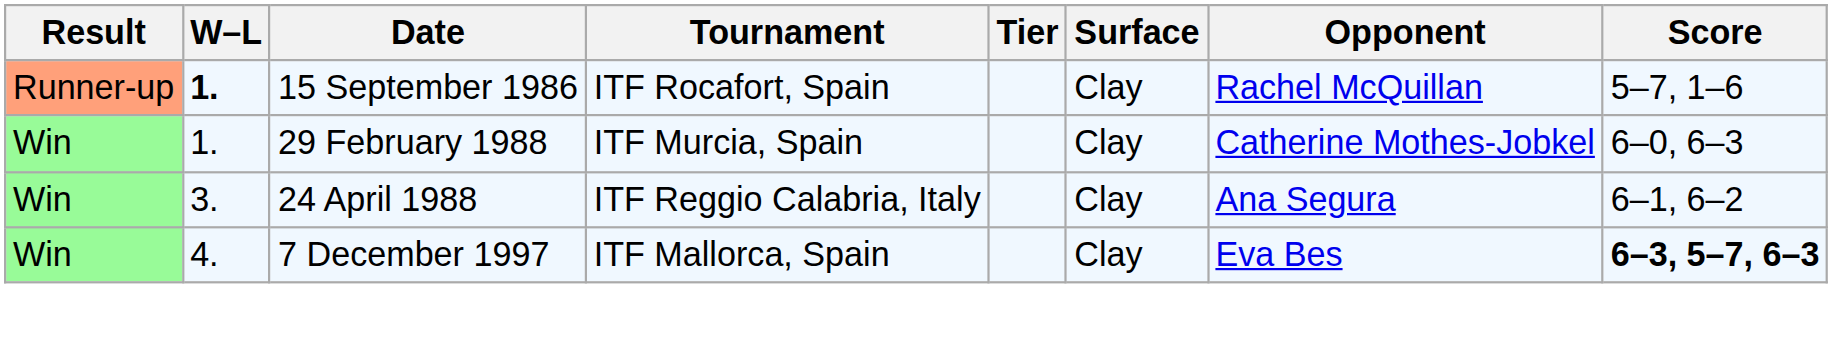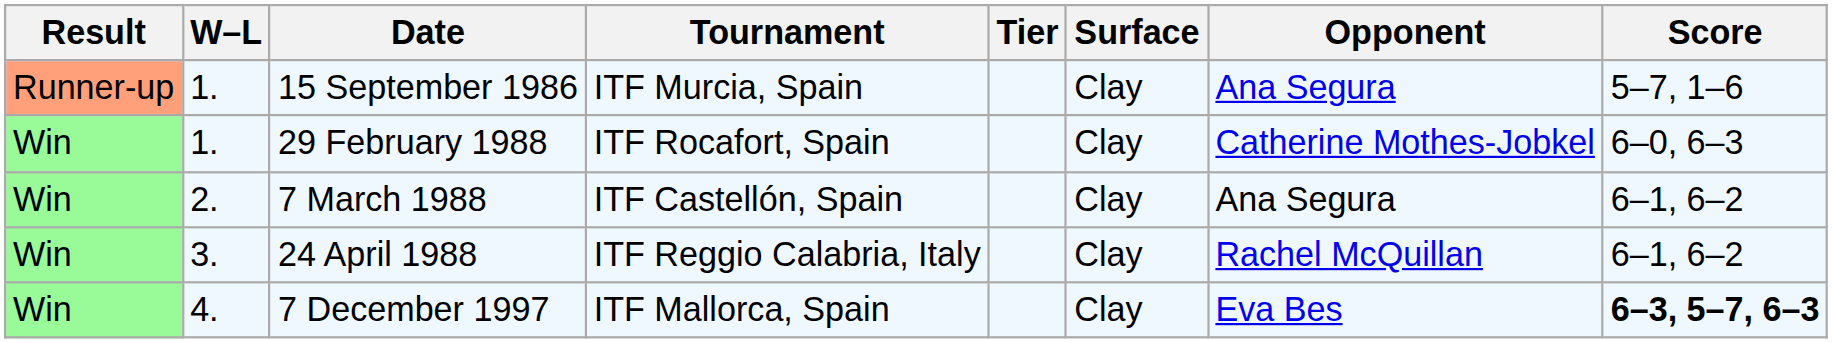(204, 87) bold -> (204, 87) normal
(742, 87) ITF Rocafort, Spain -> (728, 87) ITF Murcia, Spain
(1349, 87) Rachel McQuillan -> (1306, 87) Ana Segura
(728, 142) ITF Murcia, Spain -> (742, 142) ITF Rocafort, Spain
+ row: (382, 197)
(1306, 197) Ana Segura -> (1349, 253) Rachel McQuillan
